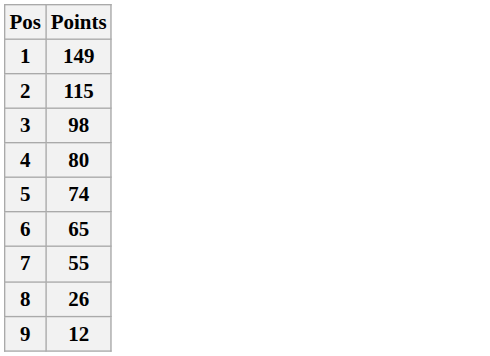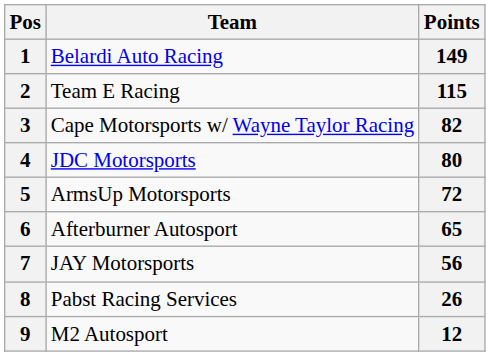+ column: (232, 21)
(79, 125) 98 -> (452, 125) 82
(79, 194) 74 -> (452, 194) 72
(79, 264) 55 -> (452, 264) 56
